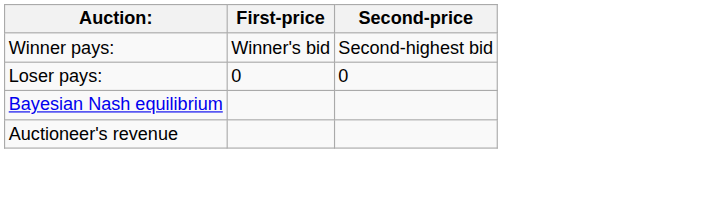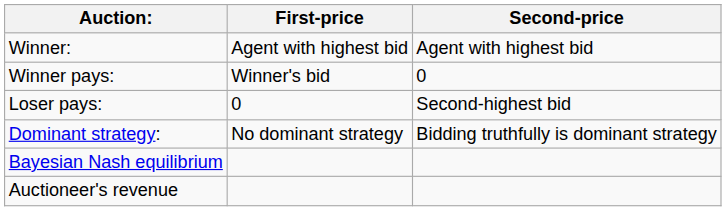+ row: (40, 47)
(416, 47) Second-highest bid -> (421, 76) 0
(343, 76) 0 -> (494, 104) Second-highest bid
+ row: (85, 133)
